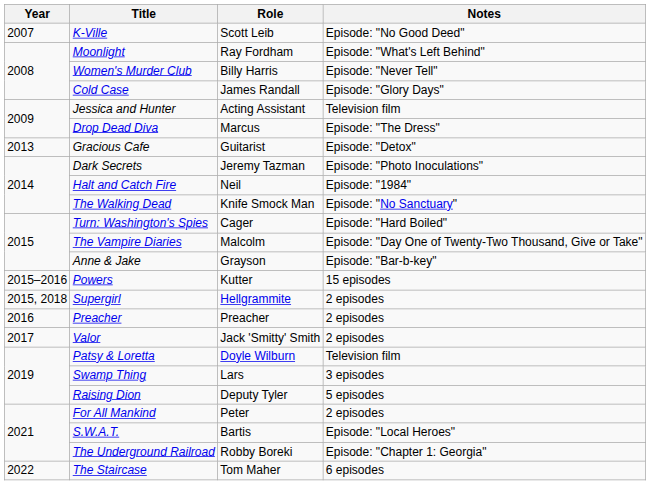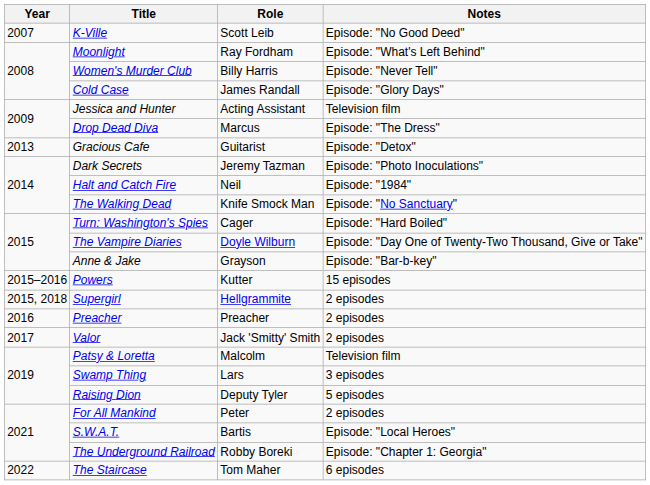(243, 242) Malcolm -> (258, 242) Doyle Wilburn
(258, 356) Doyle Wilburn -> (243, 356) Malcolm
